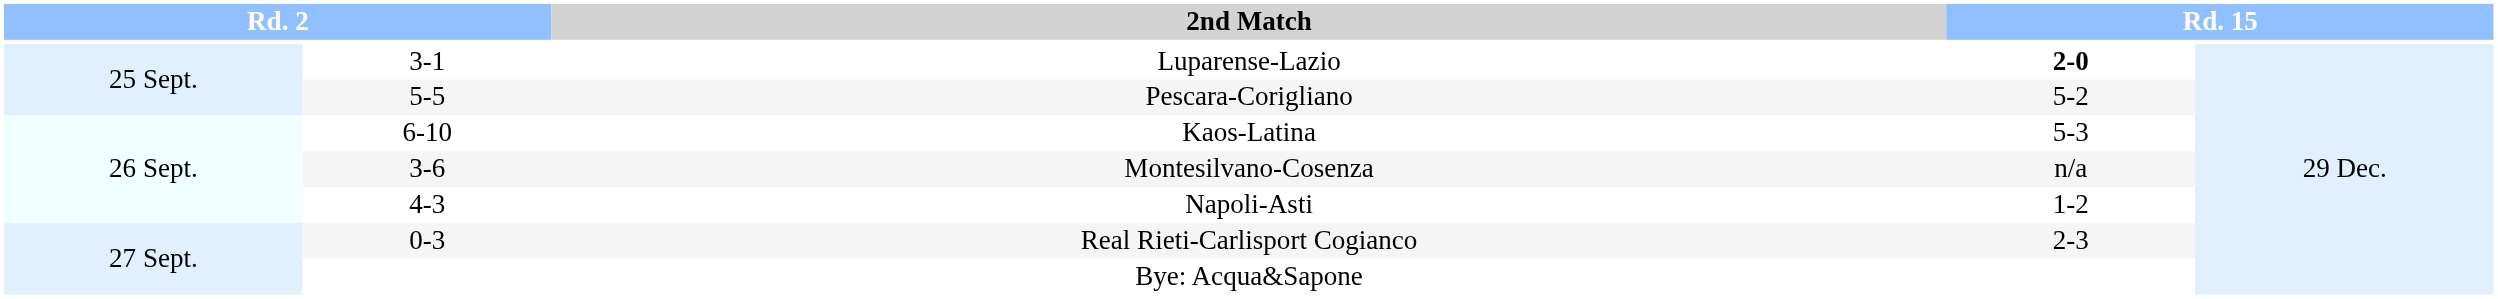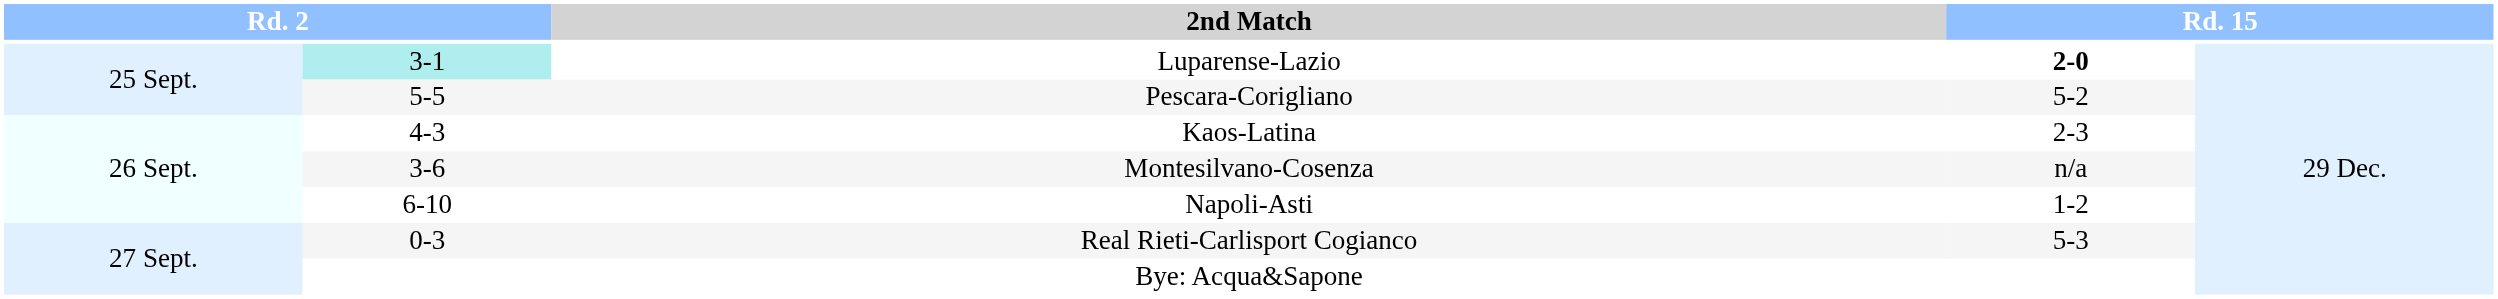(427, 61) no background -> (427, 61) paleturquoise background
(427, 132) 6-10 -> (427, 132) 4-3
(2071, 132) 5-3 -> (2071, 132) 2-3
(427, 204) 4-3 -> (427, 204) 6-10
(2071, 240) 2-3 -> (2071, 240) 5-3
